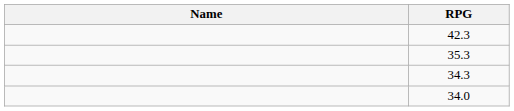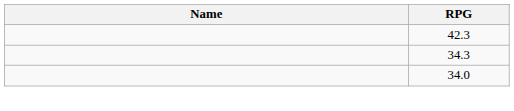- row: (459, 55)
